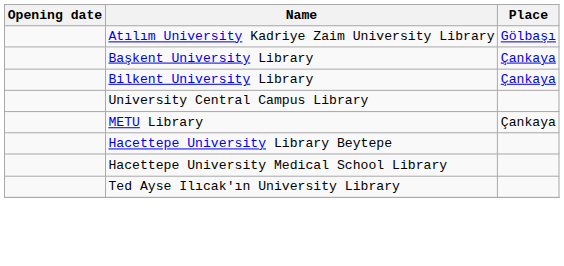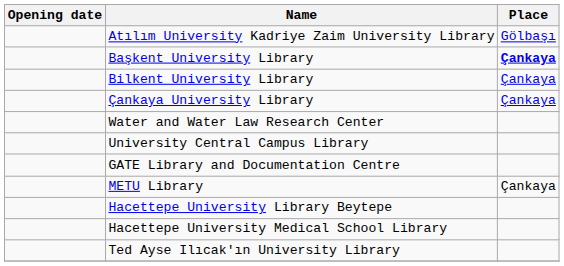(528, 58) normal -> (528, 58) bold
+ row: (211, 101)
+ row: (246, 122)
+ row: (254, 165)
